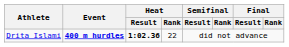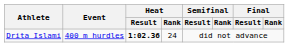(94, 35) bold -> (94, 35) normal
(172, 35) 22 -> (172, 35) 24
